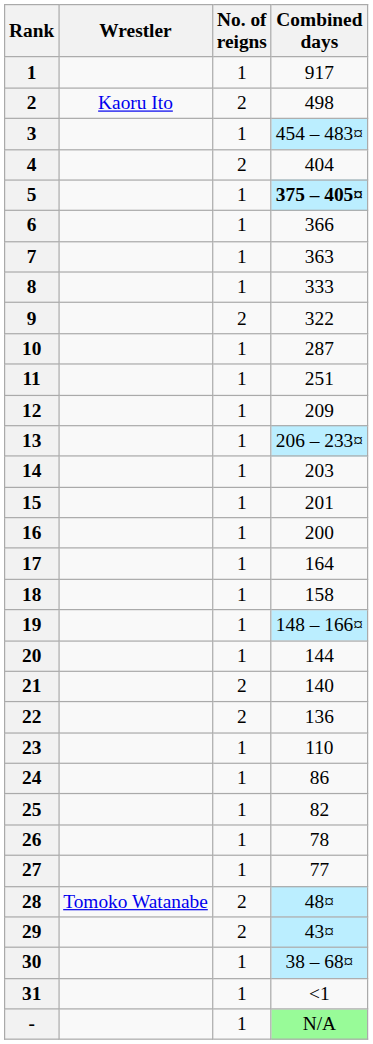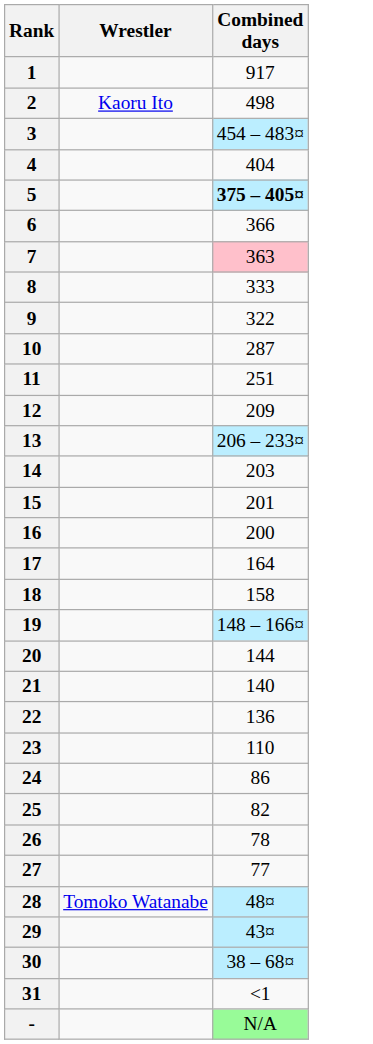- column: (242, 30)
(319, 256) no background -> (260, 256) pink background
